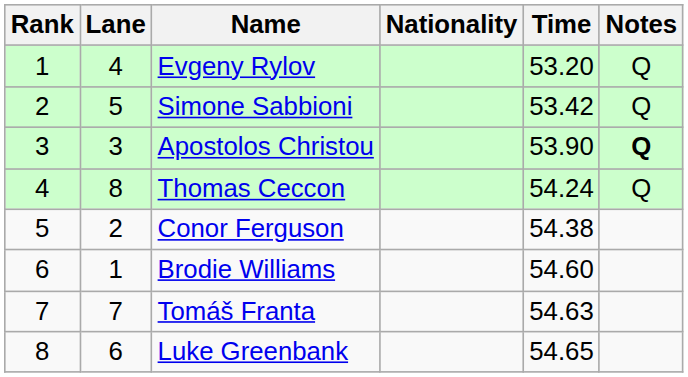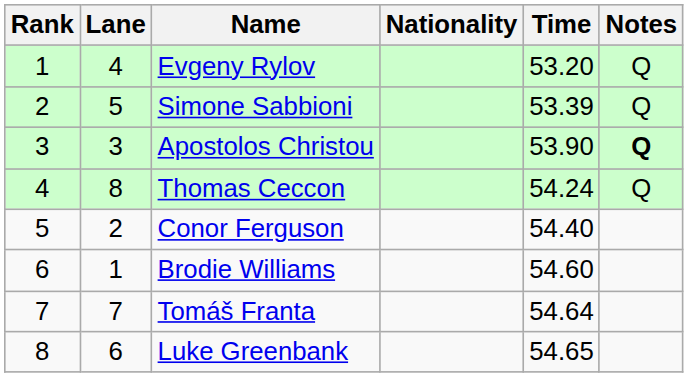(562, 106) 53.42 -> (562, 106) 53.39
(562, 229) 54.38 -> (562, 229) 54.40
(562, 310) 54.63 -> (562, 310) 54.64
